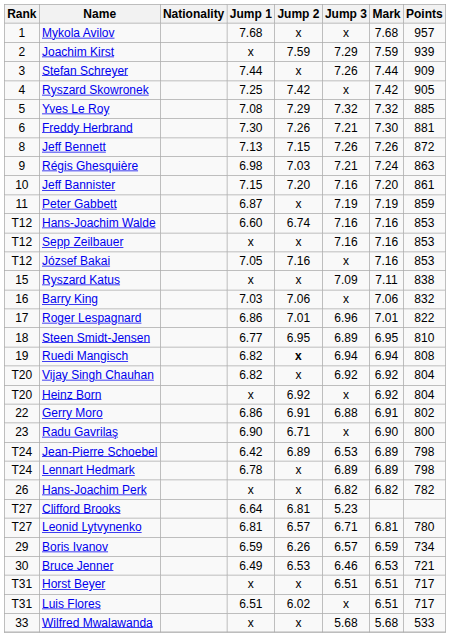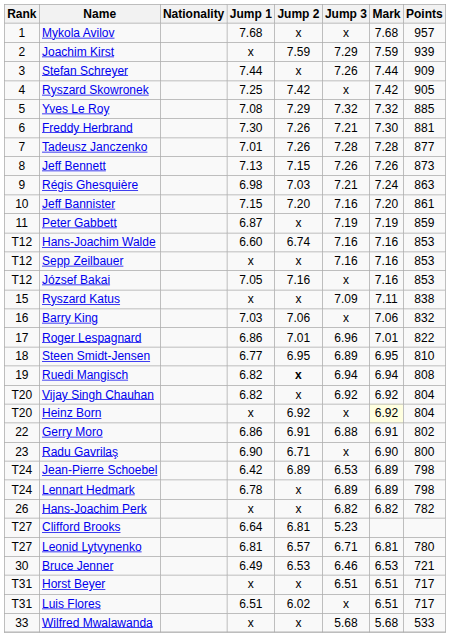+ row: (95, 147)
(424, 147) 872 -> (424, 166) 873
(386, 394) no background -> (386, 413) lightyellow background
- row: (75, 546)
